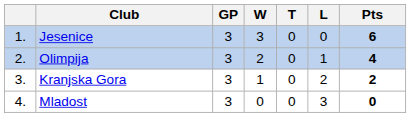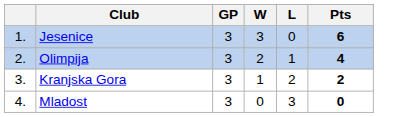- column: (292, 15)
